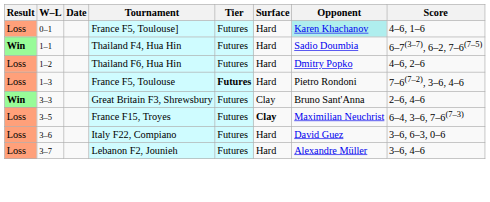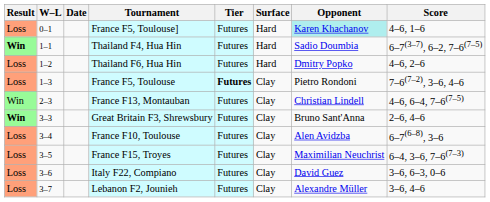(266, 81) Hard -> (266, 81) Clay
+ row: (140, 100)
+ row: (136, 135)
(266, 116) bold -> (266, 154) normal
(266, 134) Hard -> (266, 172) Clay
(266, 150) Hard -> (266, 188) Clay
